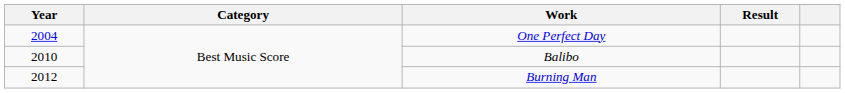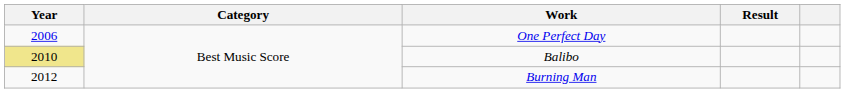(44, 35) 2004 -> (44, 35) 2006
(44, 56) no background -> (44, 56) khaki background
